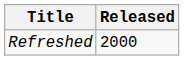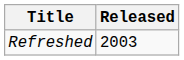(119, 43) 2000 -> (119, 43) 2003
